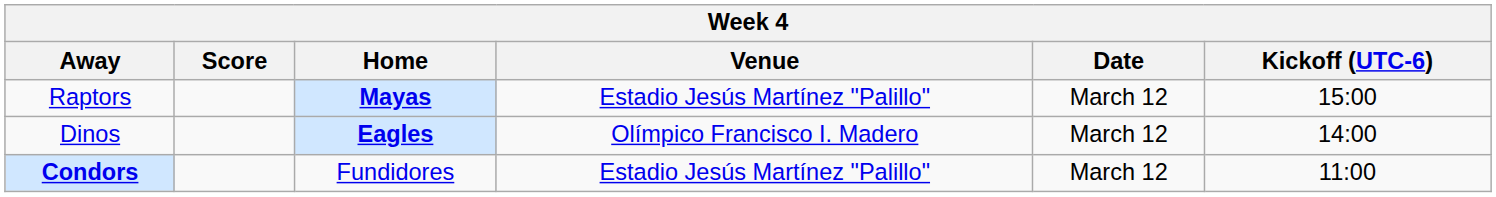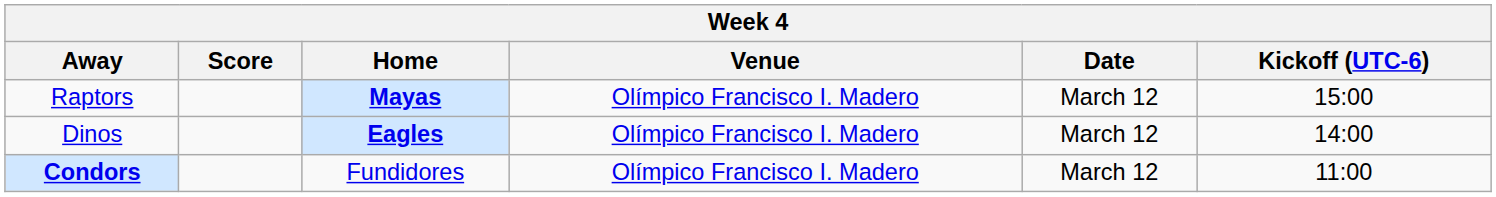(765, 97) Estadio Jesús Martínez "Palillo" -> (765, 97) Olímpico Francisco I. Madero
(765, 172) Estadio Jesús Martínez "Palillo" -> (765, 172) Olímpico Francisco I. Madero
